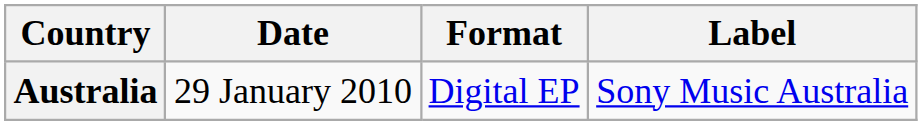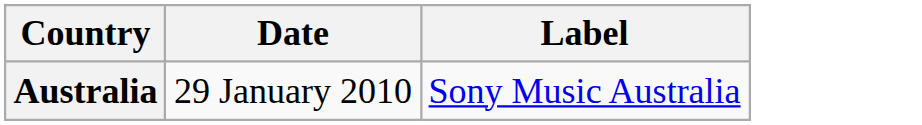- column: (504, 33)
